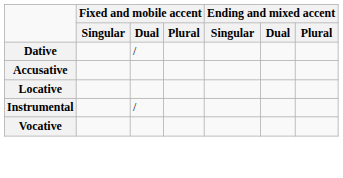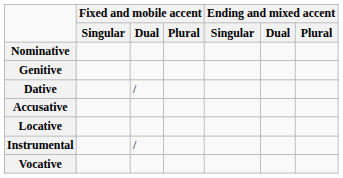+ row: (40, 51)
+ row: (40, 70)
